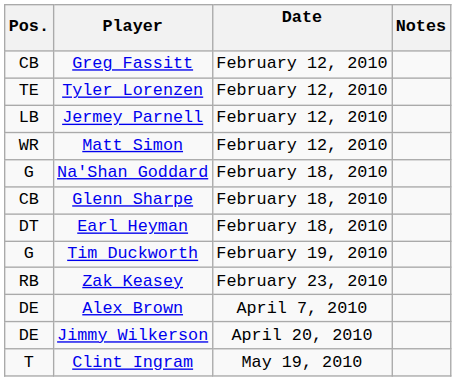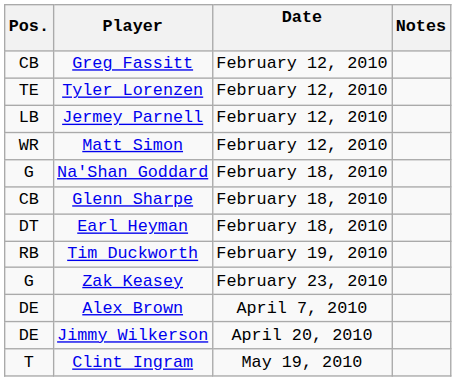(29, 255) G -> (29, 255) RB
(29, 282) RB -> (29, 282) G
